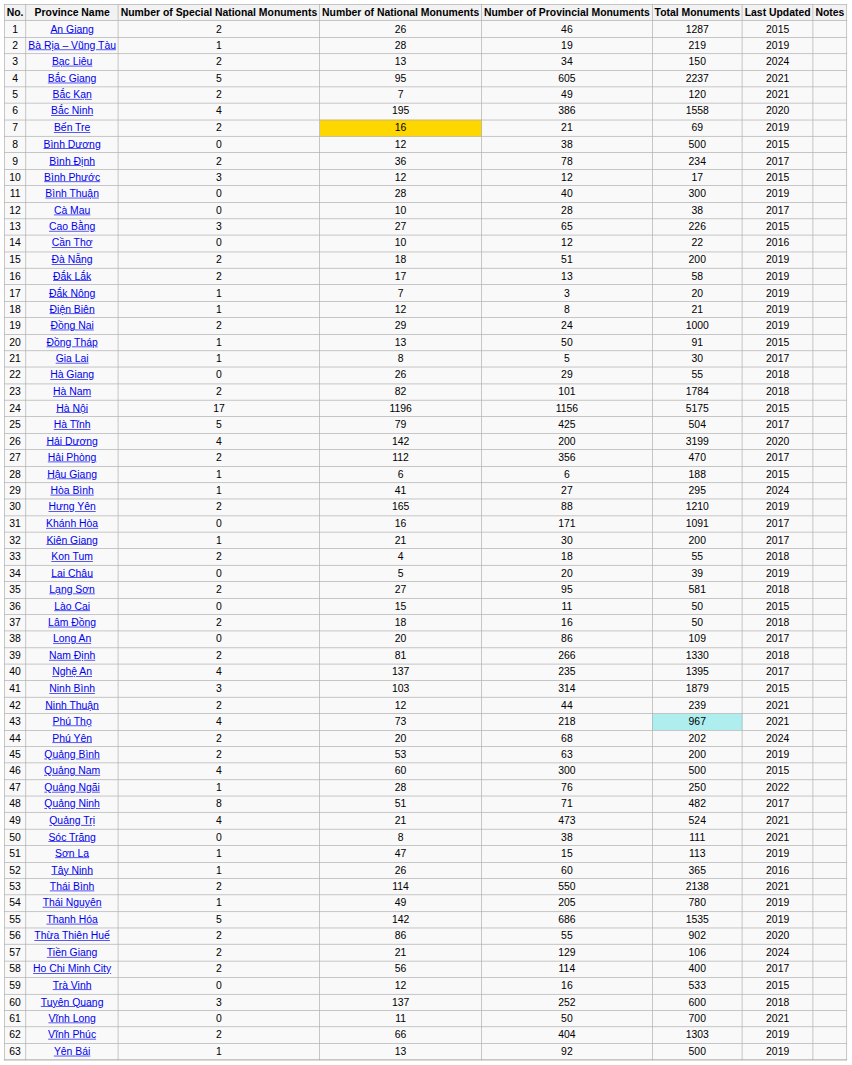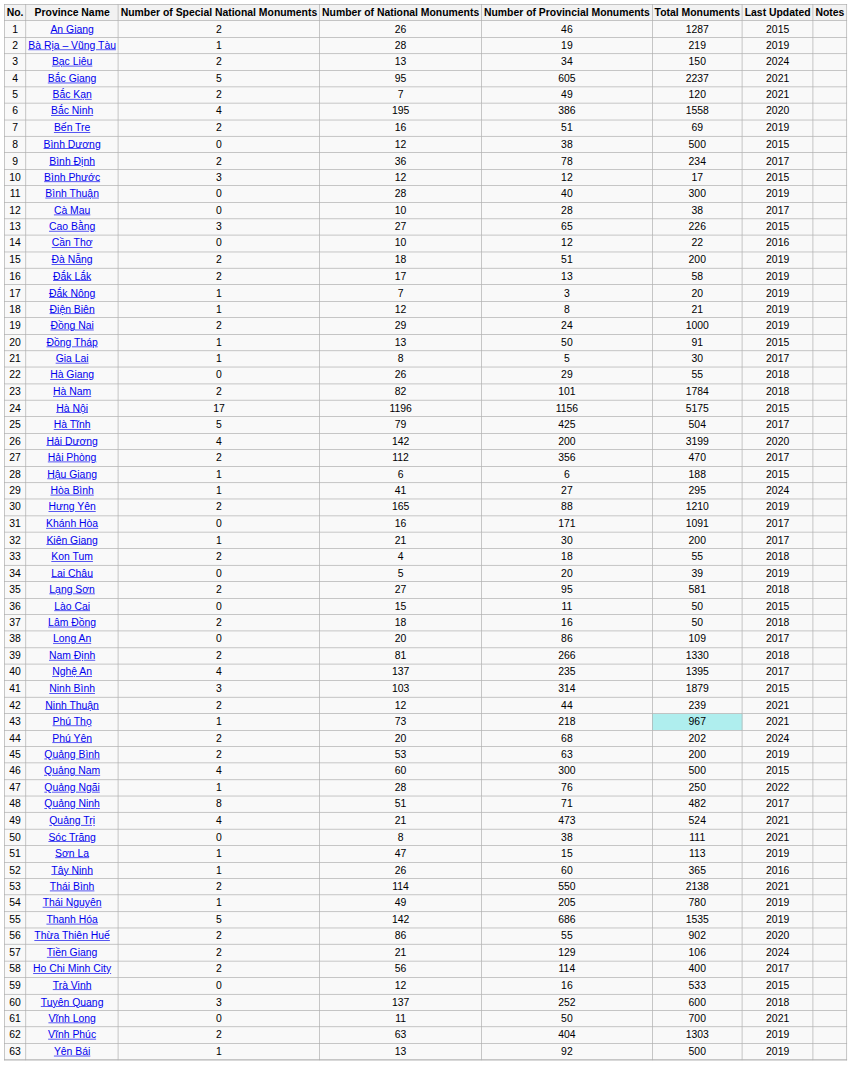(401, 128) gold background -> (401, 128) no background
(567, 128) 21 -> (567, 128) 51
(219, 721) 4 -> (219, 721) 1
(401, 1035) 66 -> (401, 1035) 63
